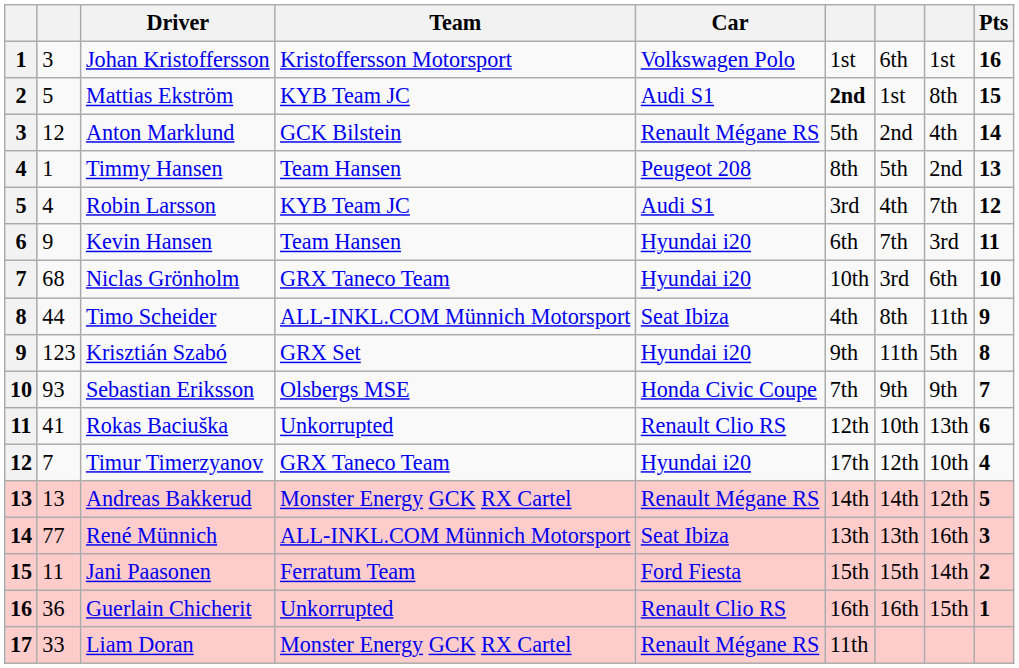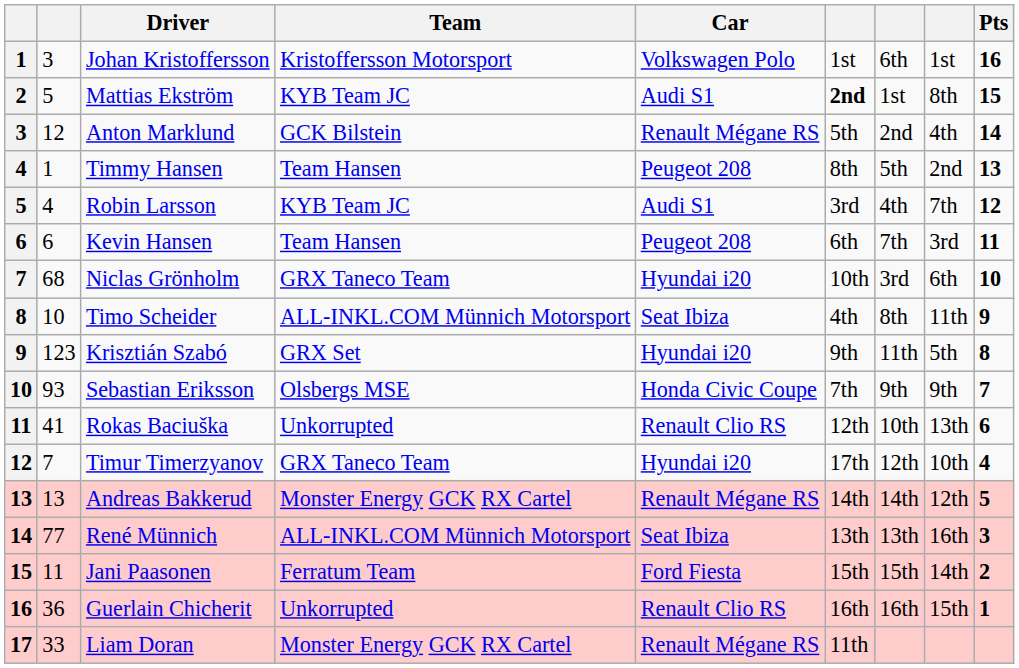(48, 242) 9 -> (48, 242) 6
(696, 242) Hyundai i20 -> (696, 242) Peugeot 208
(53, 315) 44 -> (53, 315) 10
